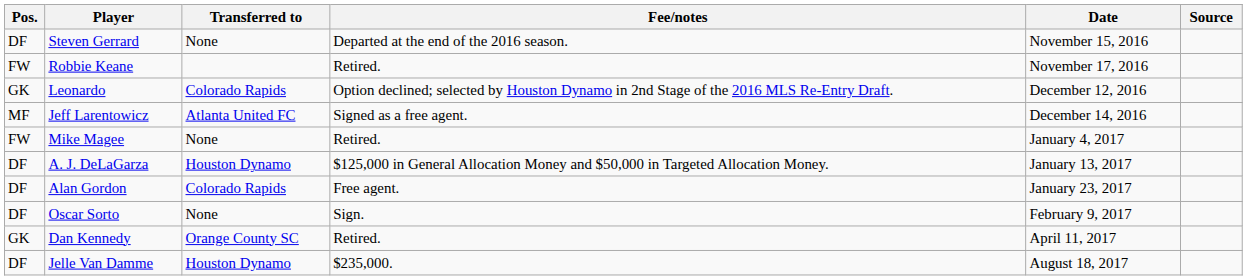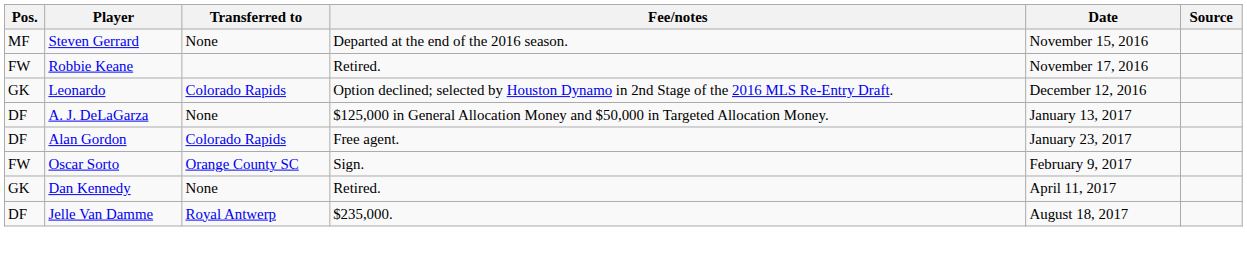(17, 41) DF -> (19, 41) MF
- row: (98, 115)
- row: (86, 139)
(238, 164) Houston Dynamo -> (202, 115) None
(17, 213) DF -> (19, 164) FW
(202, 213) None -> (242, 164) Orange County SC
(242, 238) Orange County SC -> (202, 188) None
(238, 262) Houston Dynamo -> (231, 213) Royal Antwerp
